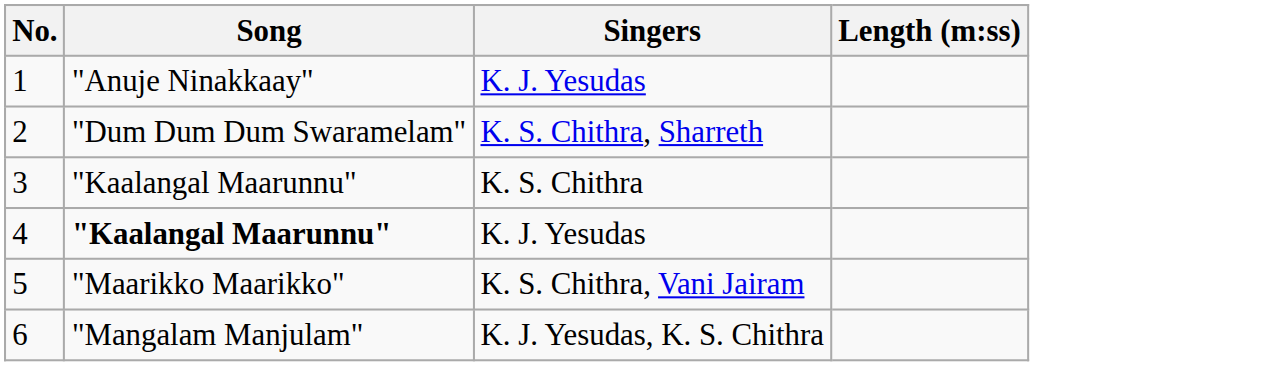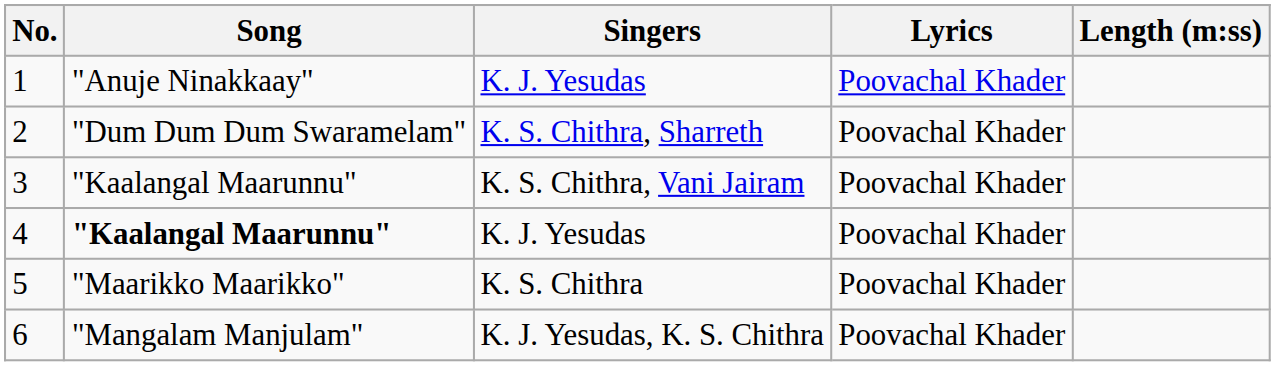+ column: (952, 30)
(562, 182) K. S. Chithra -> (642, 182) K. S. Chithra, Vani Jairam
(642, 284) K. S. Chithra, Vani Jairam -> (562, 284) K. S. Chithra
